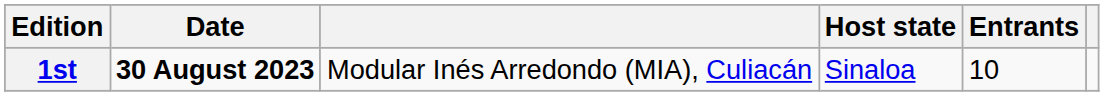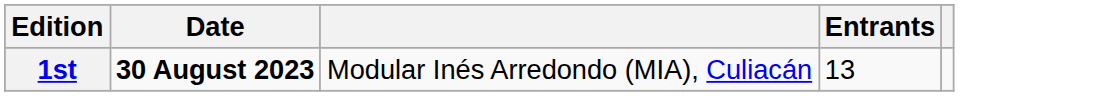- column: (891, 27)
(984, 70) 10 -> (840, 70) 13
